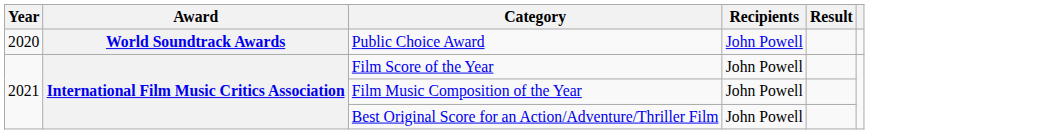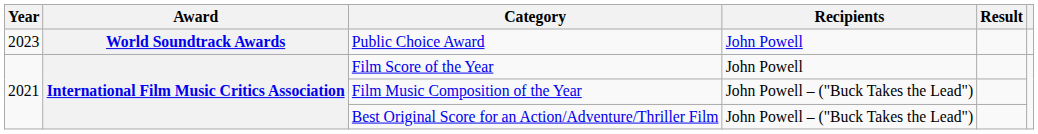(24, 41) 2020 -> (24, 41) 2023
(764, 91) John Powell -> (849, 91) John Powell – ("Buck Takes the Lead")
(764, 116) John Powell -> (849, 116) John Powell – ("Buck Takes the Lead")
